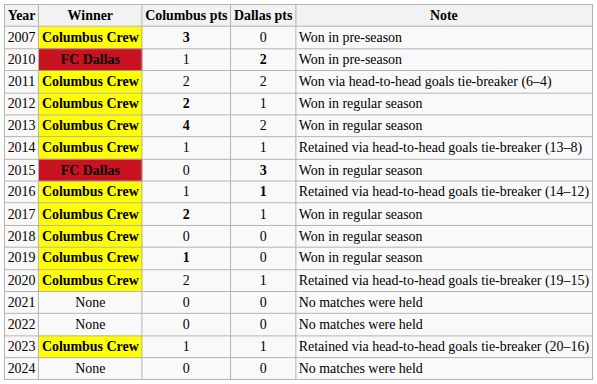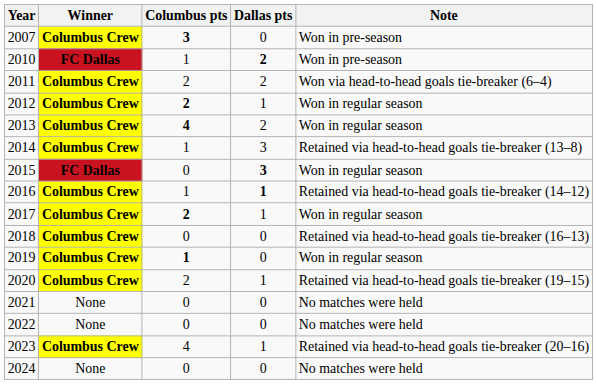(263, 147) 1 -> (263, 147) 3
(361, 236) Won in regular season -> (444, 236) Retained via head-to-head goals tie-breaker (16–13)
(186, 346) 1 -> (186, 346) 4
